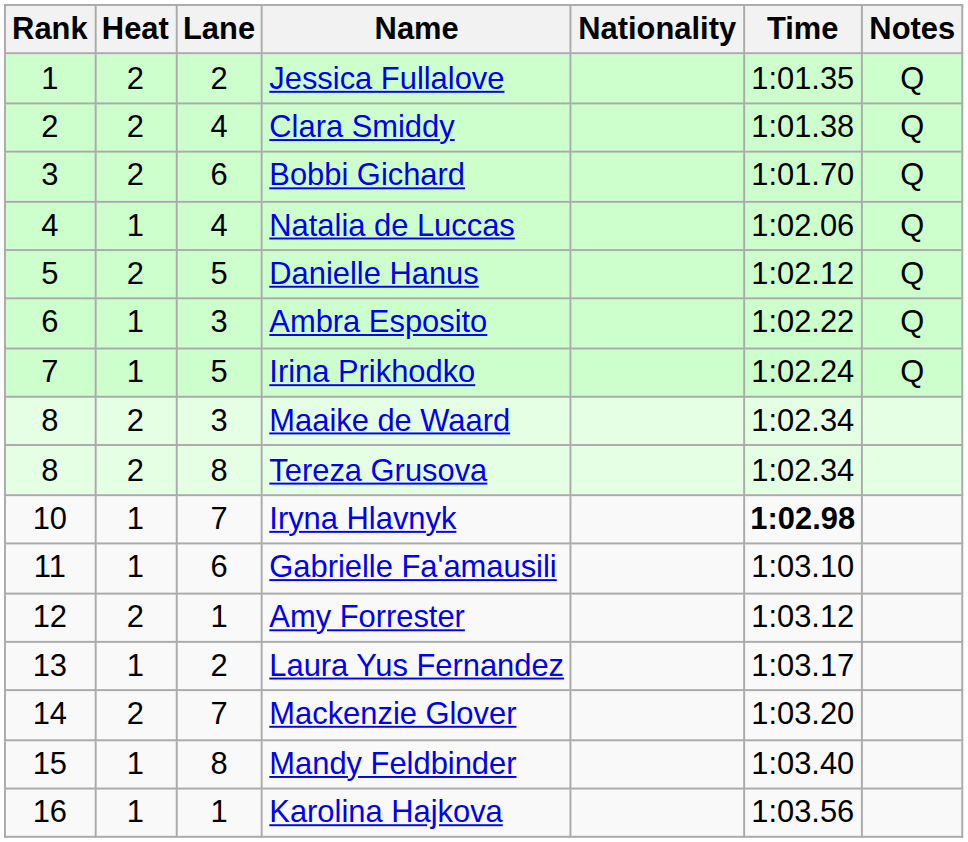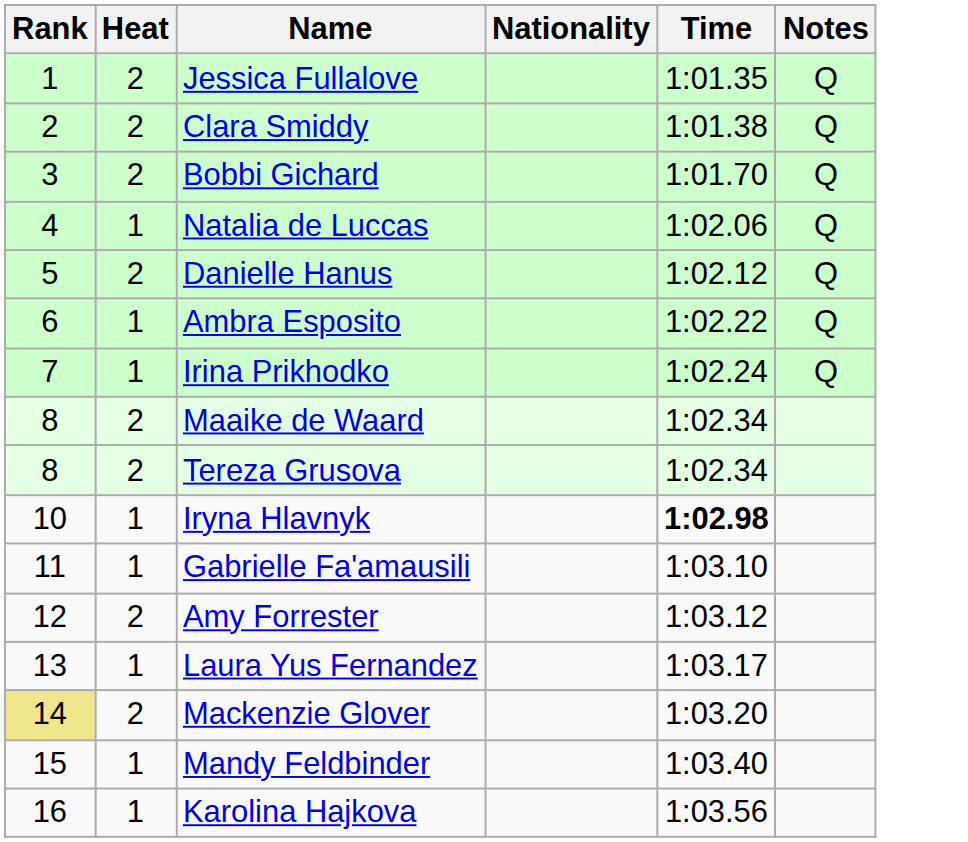- column: (219, 28)
(50, 714) no background -> (50, 714) khaki background
